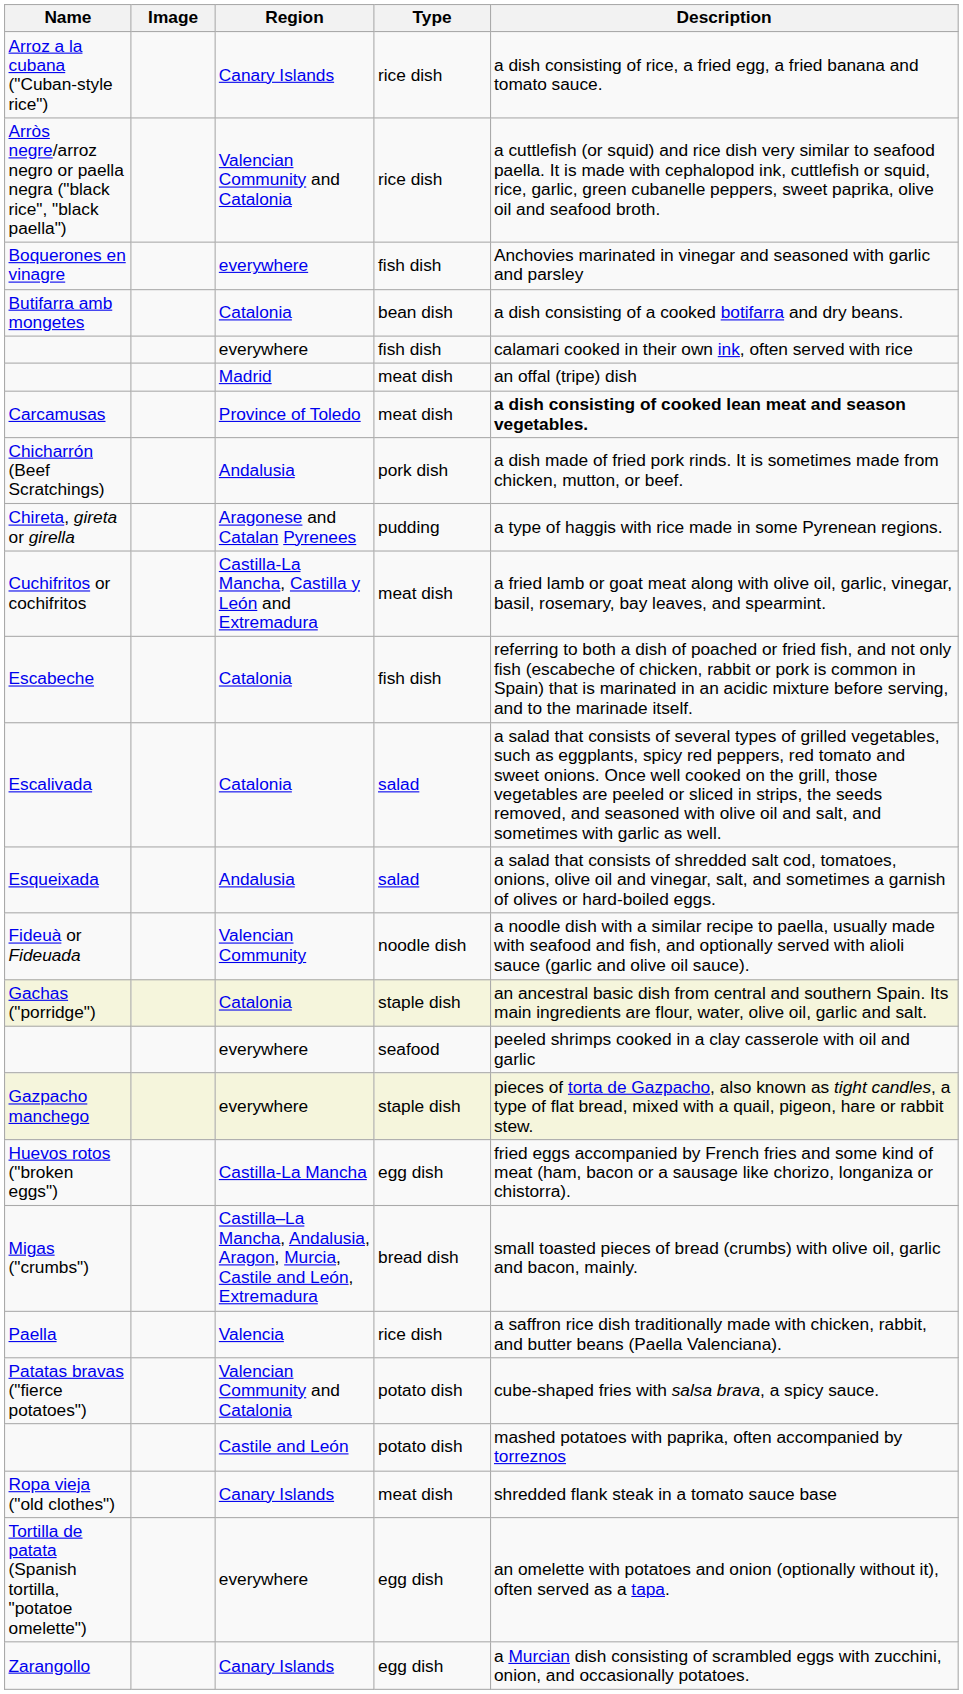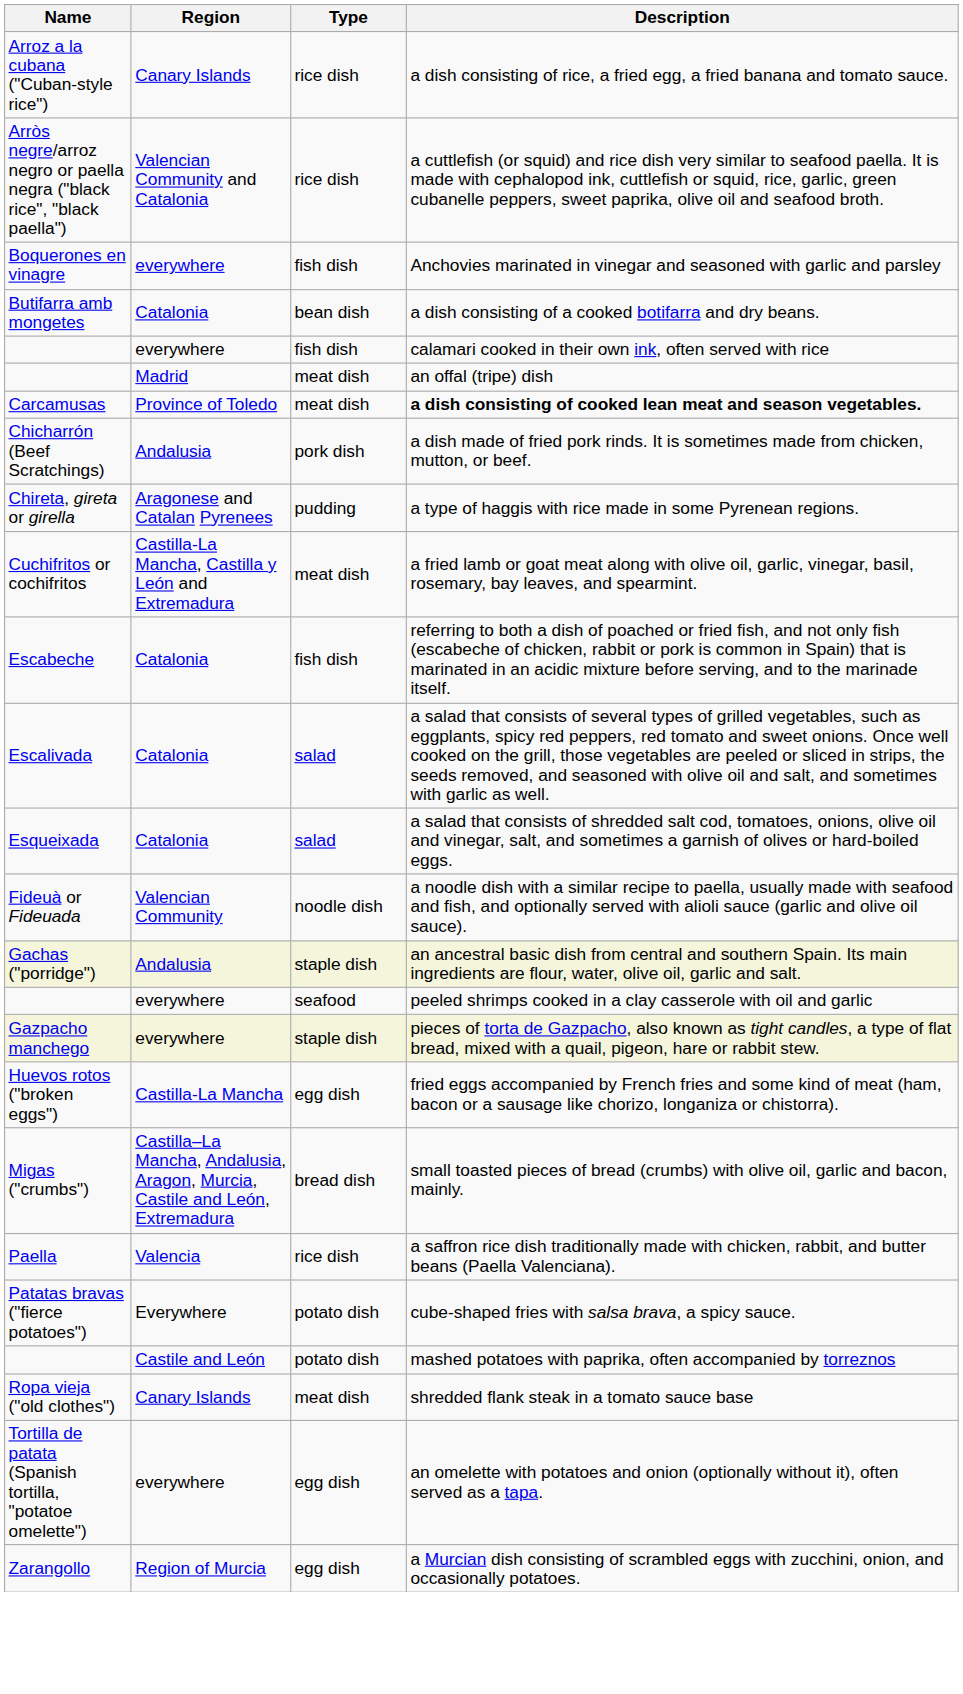- column: (173, 18)
(257, 879) Andalusia -> (172, 841) Catalonia
(255, 1002) Catalonia -> (173, 963) Andalusia
(279, 1390) Valencian Community and Catalonia -> (181, 1312) Everywhere
(276, 1665) Canary Islands -> (201, 1568) Region of Murcia
